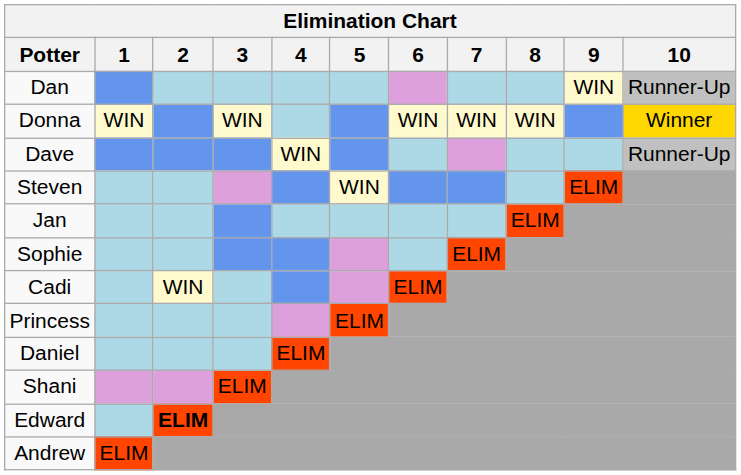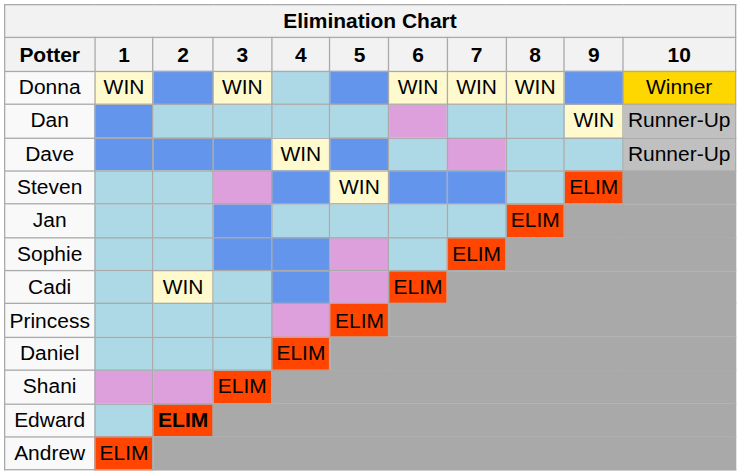rows swapped: (50, 120) <-> (50, 87)
